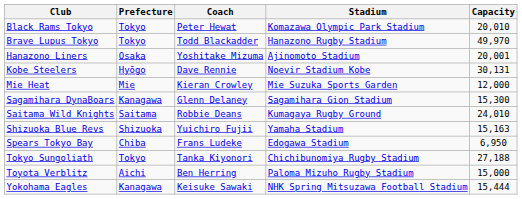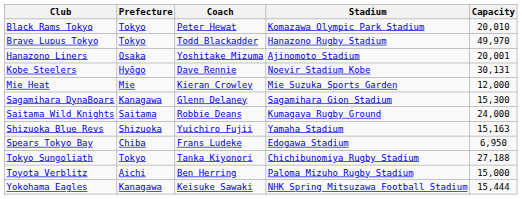(493, 114) 24,010 -> (493, 114) 24,000
